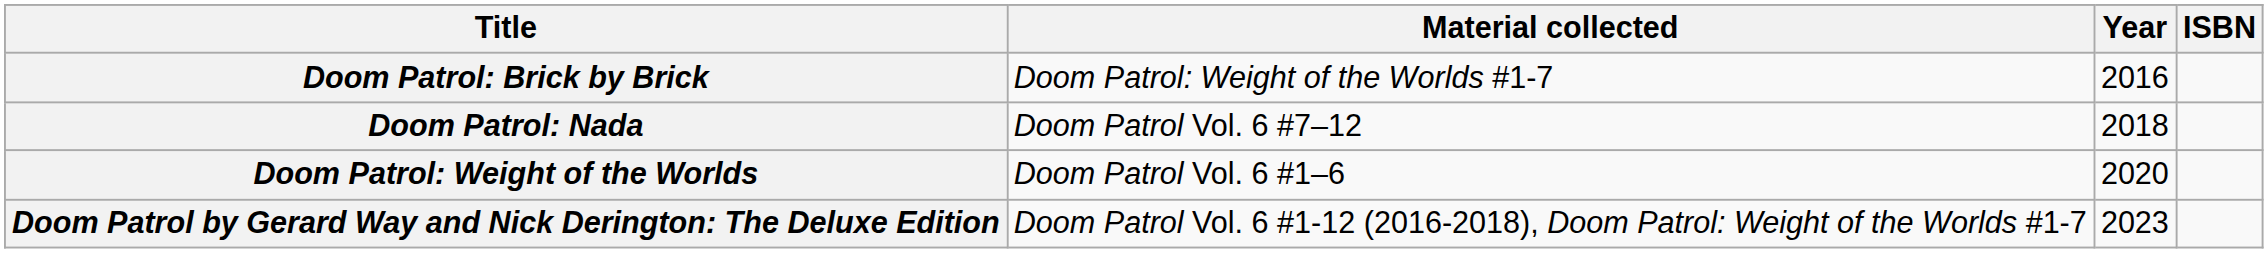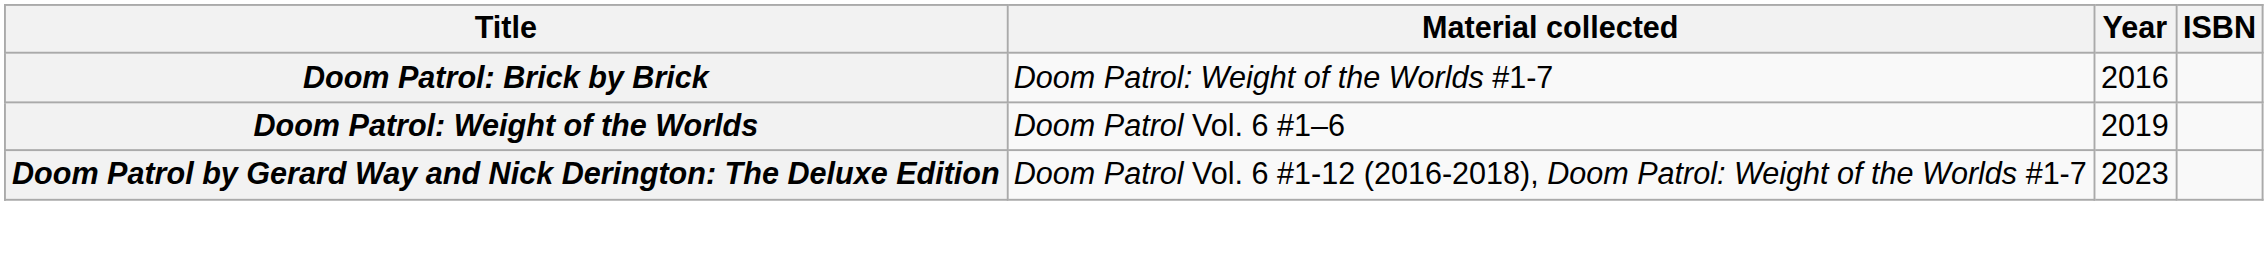- row: (506, 125)
(2135, 174) 2020 -> (2135, 125) 2019
